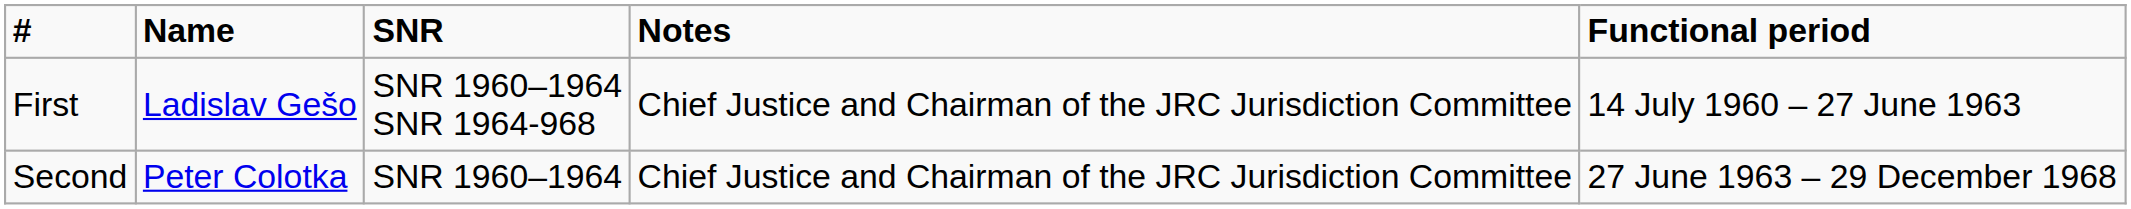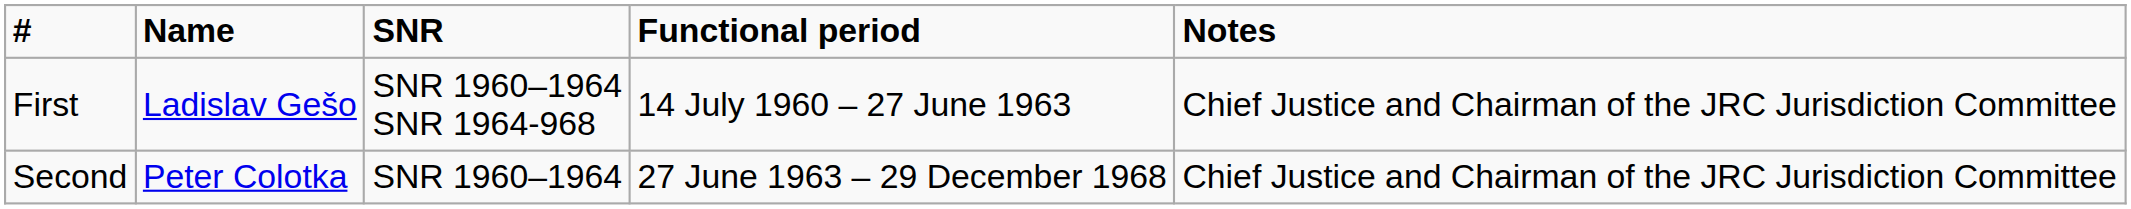columns swapped: (1729, 31) <-> (684, 31)
